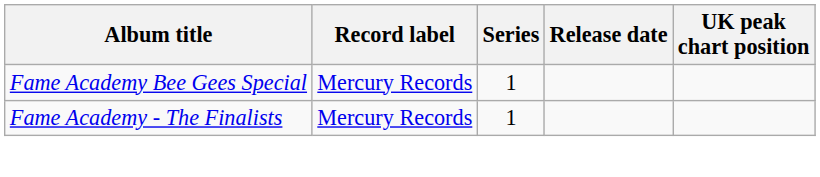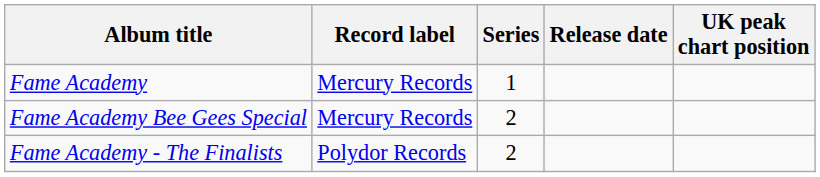+ row: (78, 82)
(511, 82) 1 -> (511, 117) 2
(395, 117) Mercury Records -> (392, 152) Polydor Records
(511, 117) 1 -> (511, 152) 2
